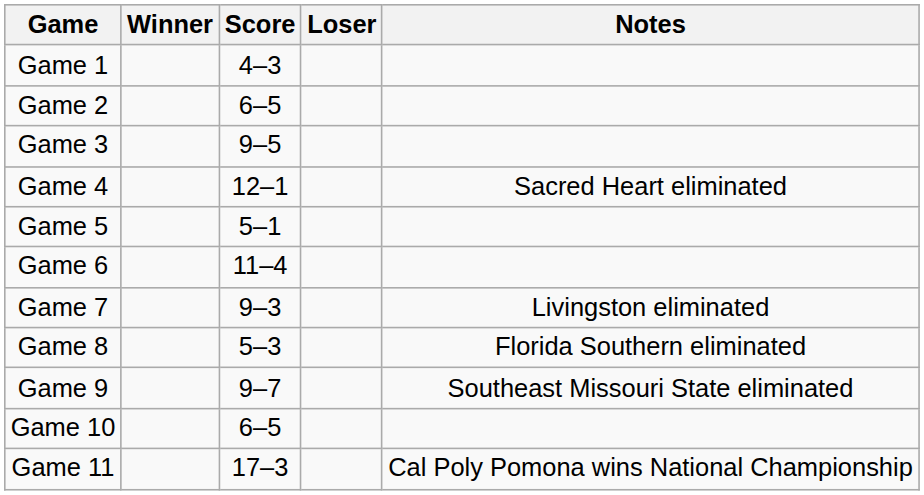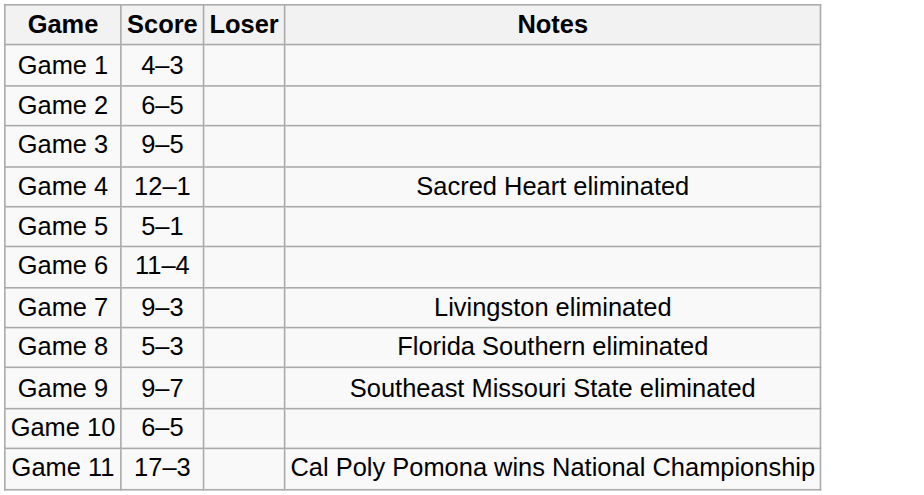- column: (170, 24)
